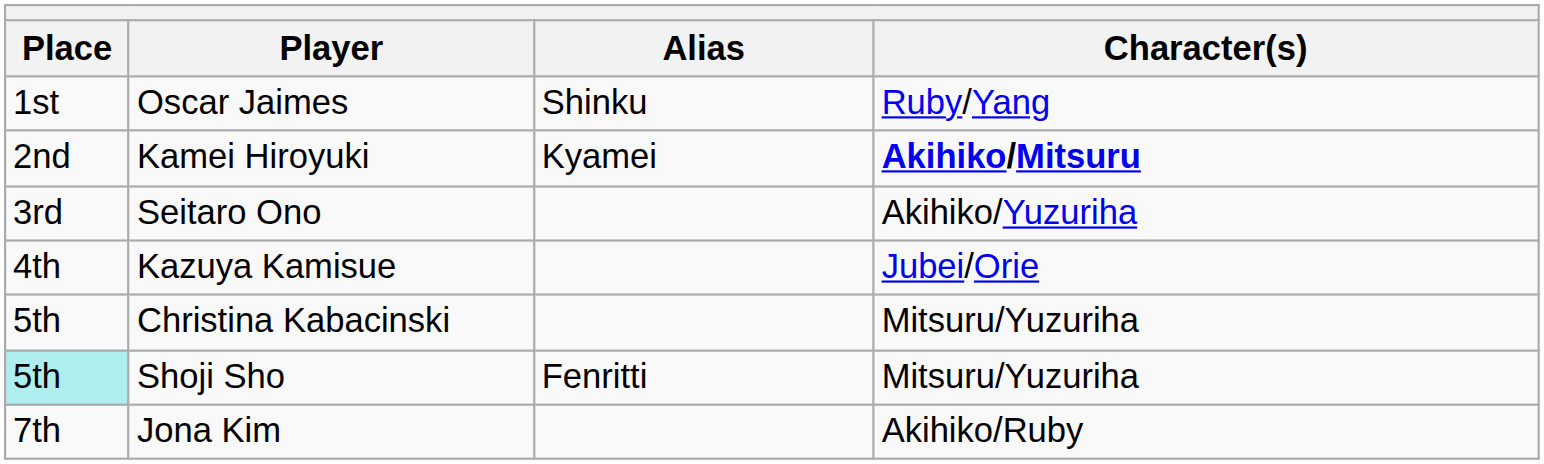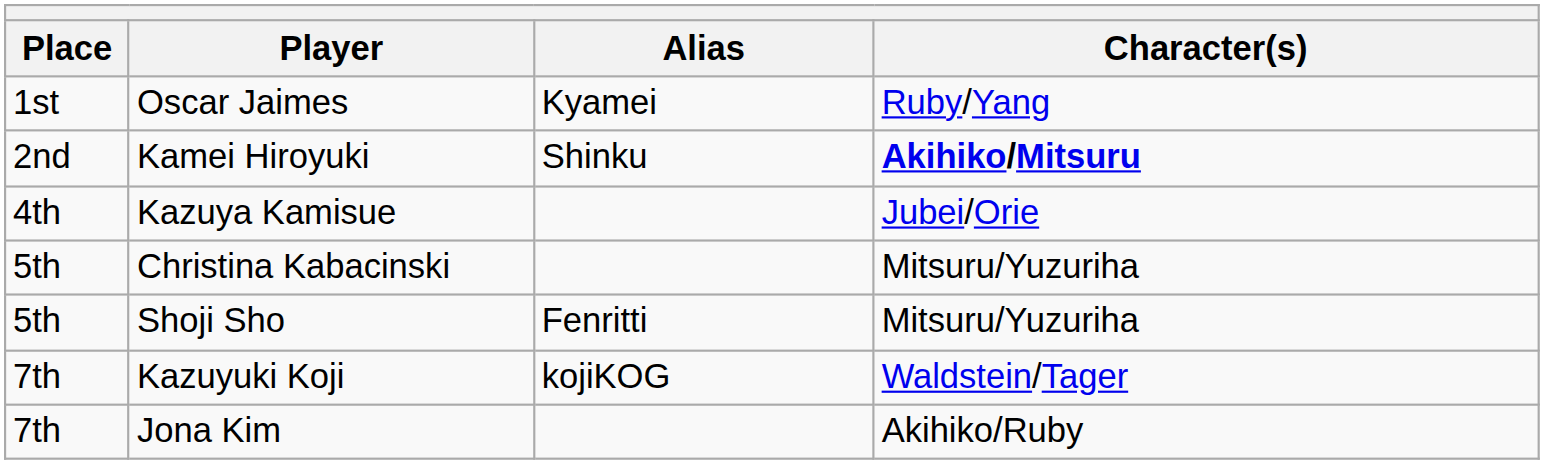(595, 102) Shinku -> (599, 102) Kyamei
(599, 157) Kyamei -> (595, 157) Shinku
- row: (229, 212)
(37, 376) paleturquoise background -> (37, 321) no background
+ row: (241, 376)
